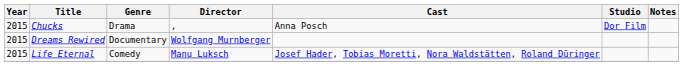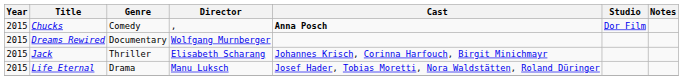(122, 26) Drama -> (125, 26) Comedy
(301, 26) normal -> (301, 26) bold
+ row: (42, 54)
(125, 54) Comedy -> (122, 68) Drama
